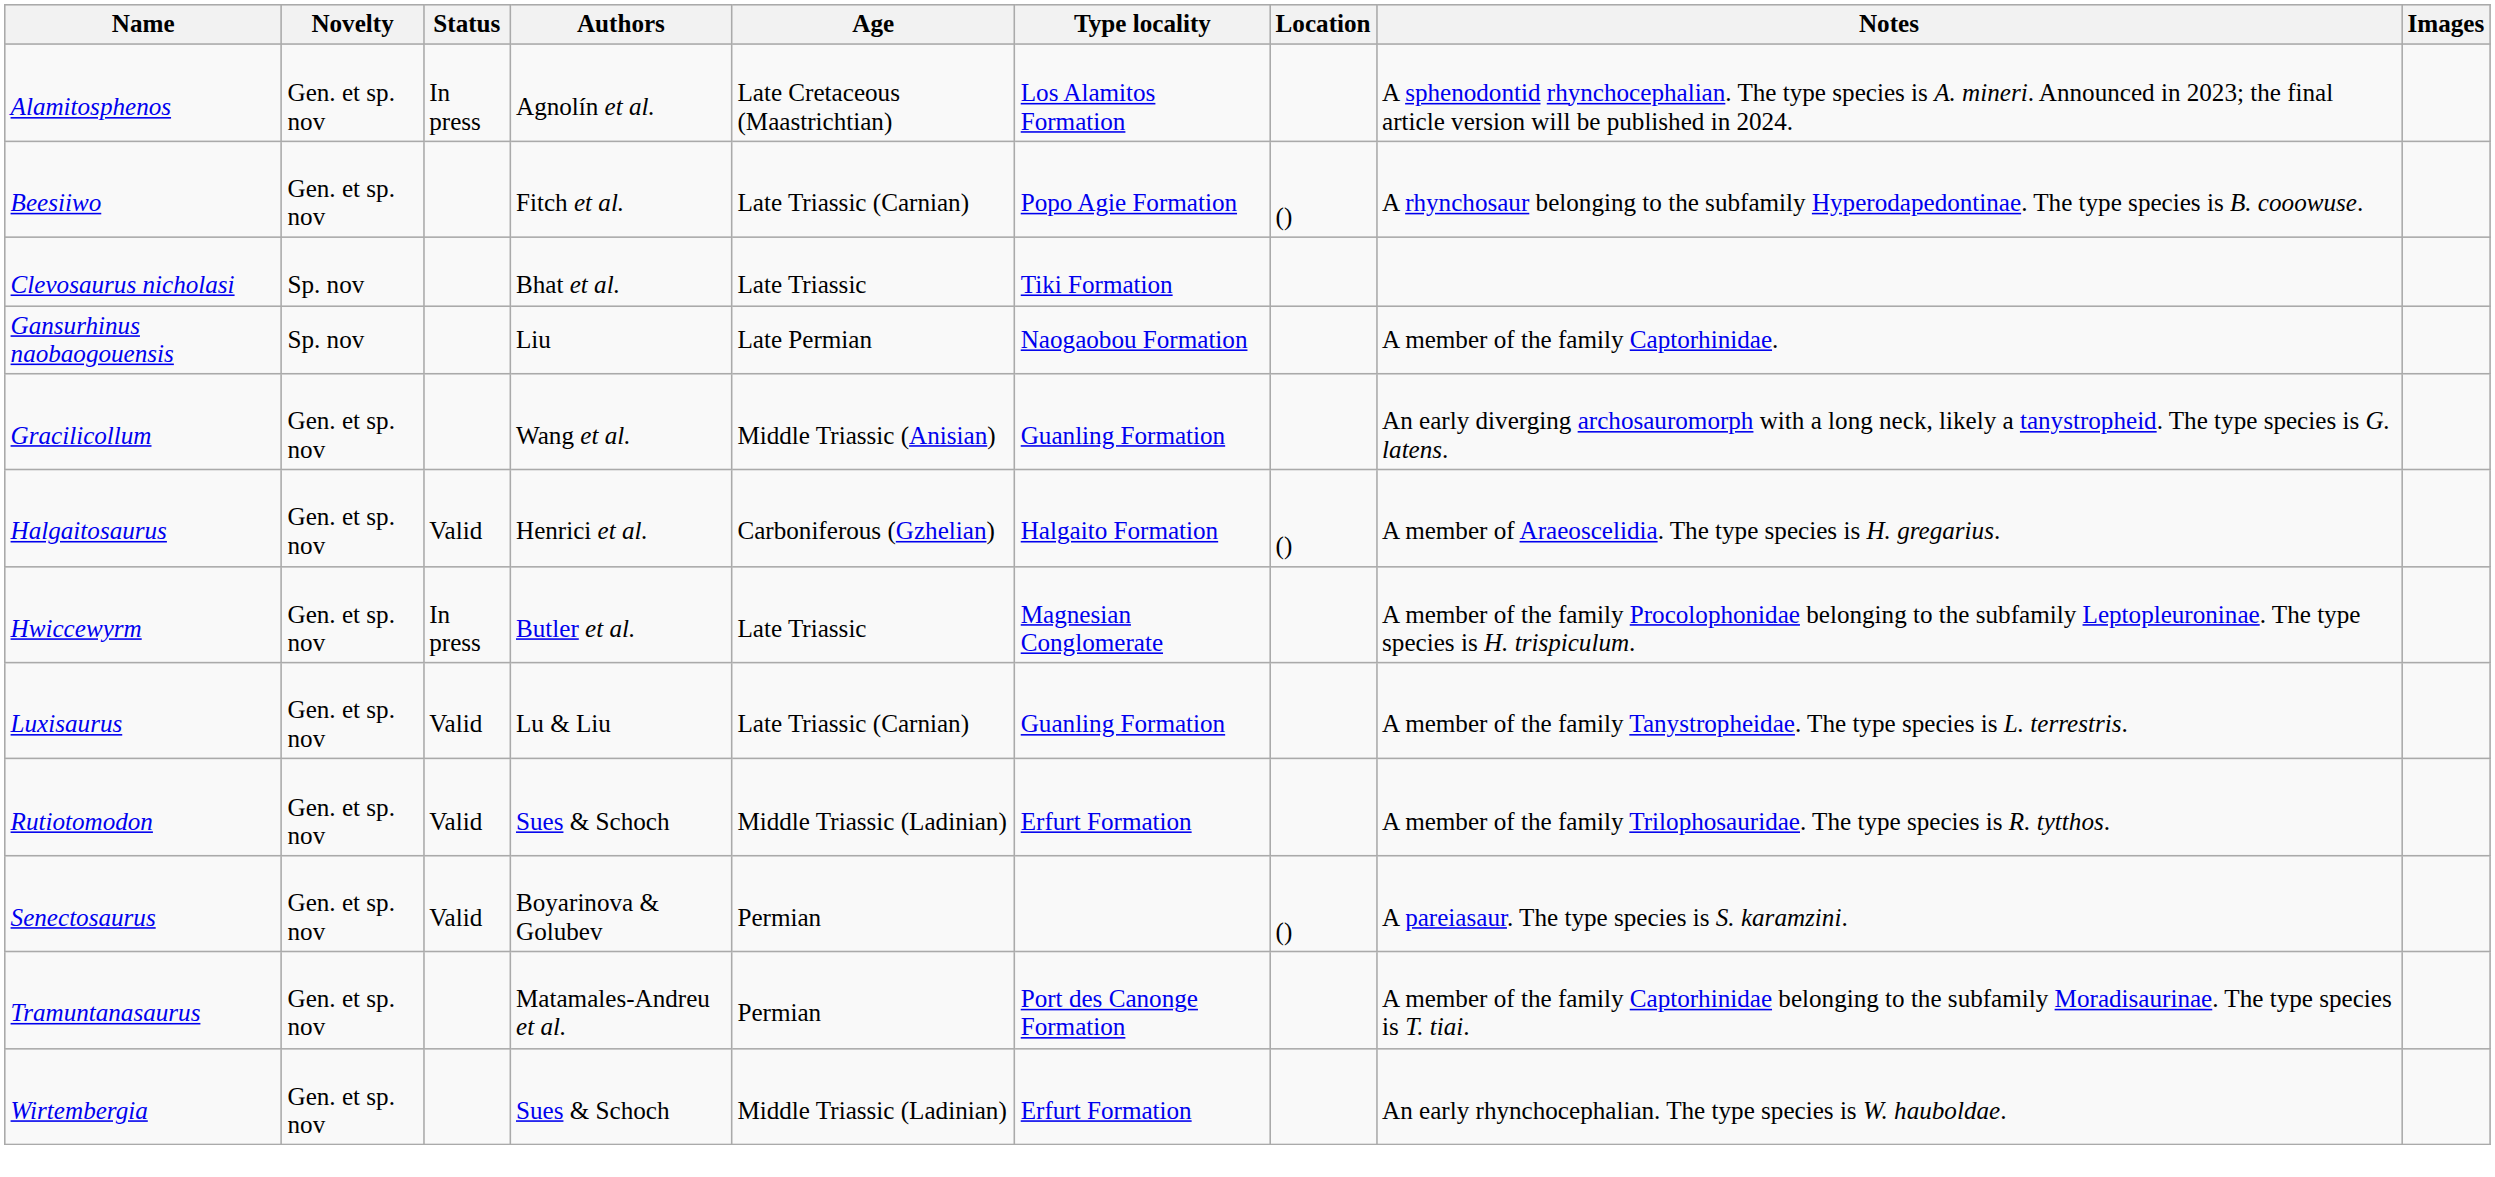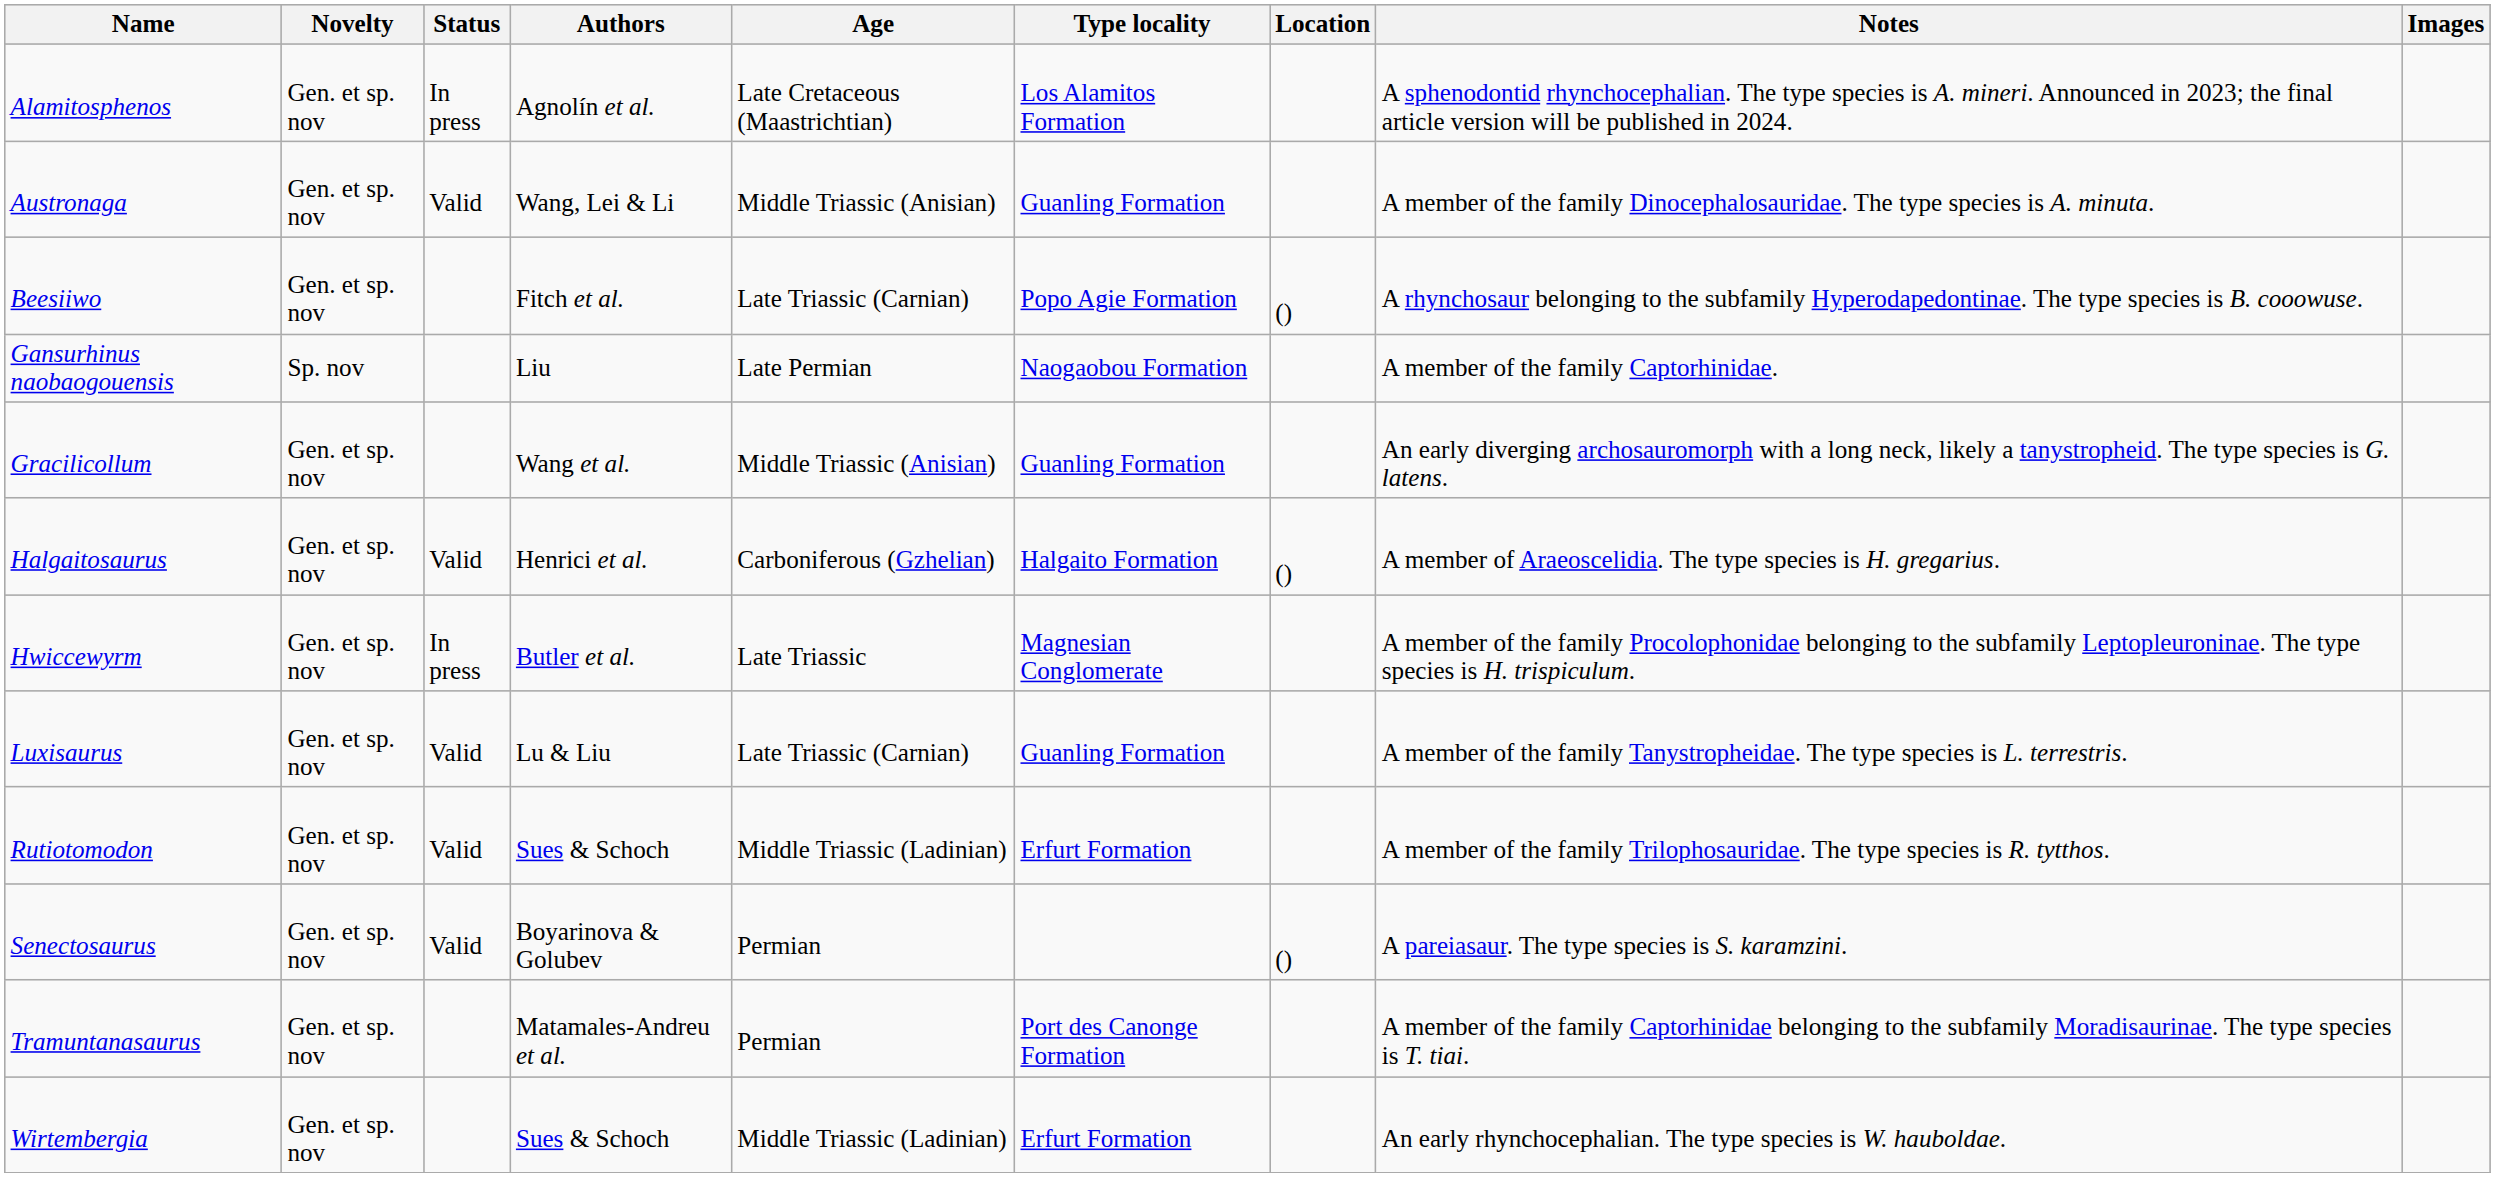+ row: (69, 203)
- row: (123, 285)
